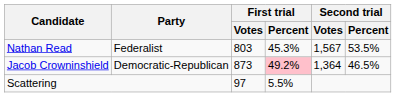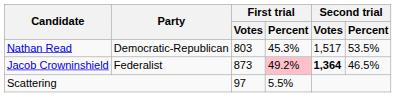(138, 48) Federalist -> (171, 48) Democratic-Republican
(327, 48) 1,567 -> (327, 48) 1,517
(171, 65) Democratic-Republican -> (138, 65) Federalist
(327, 65) normal -> (327, 65) bold
